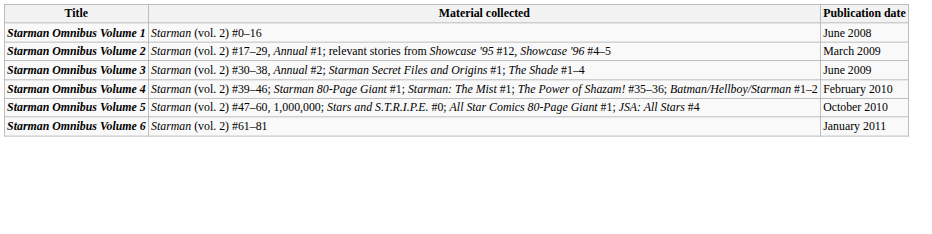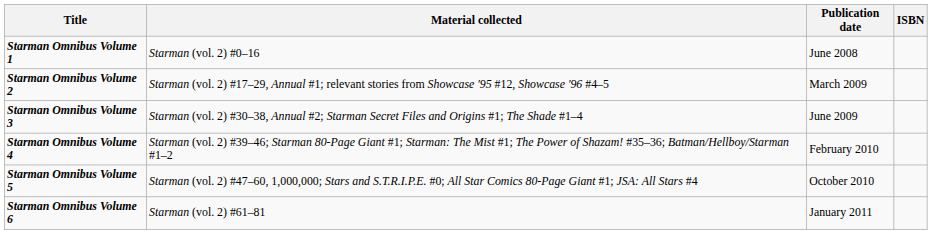+ column: (911, 20)
